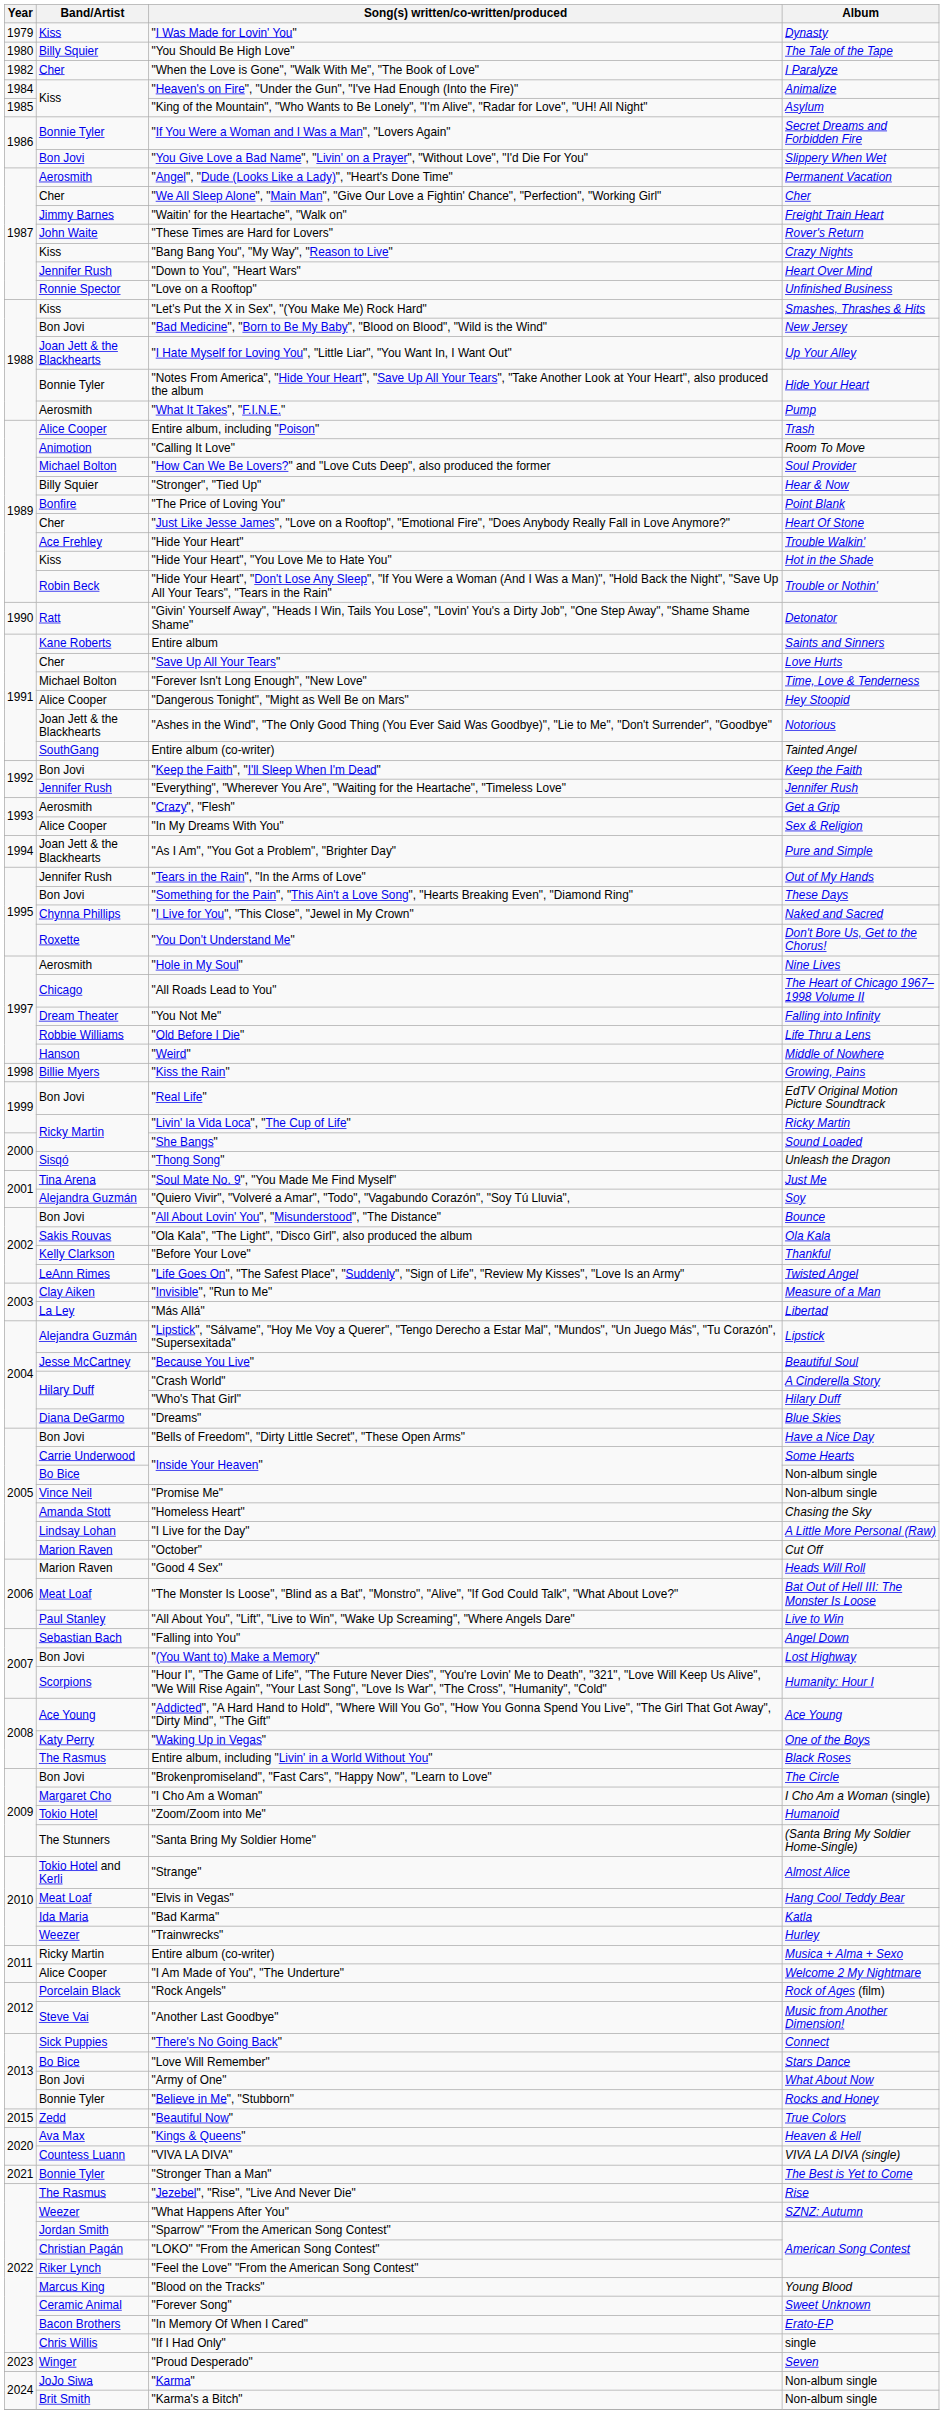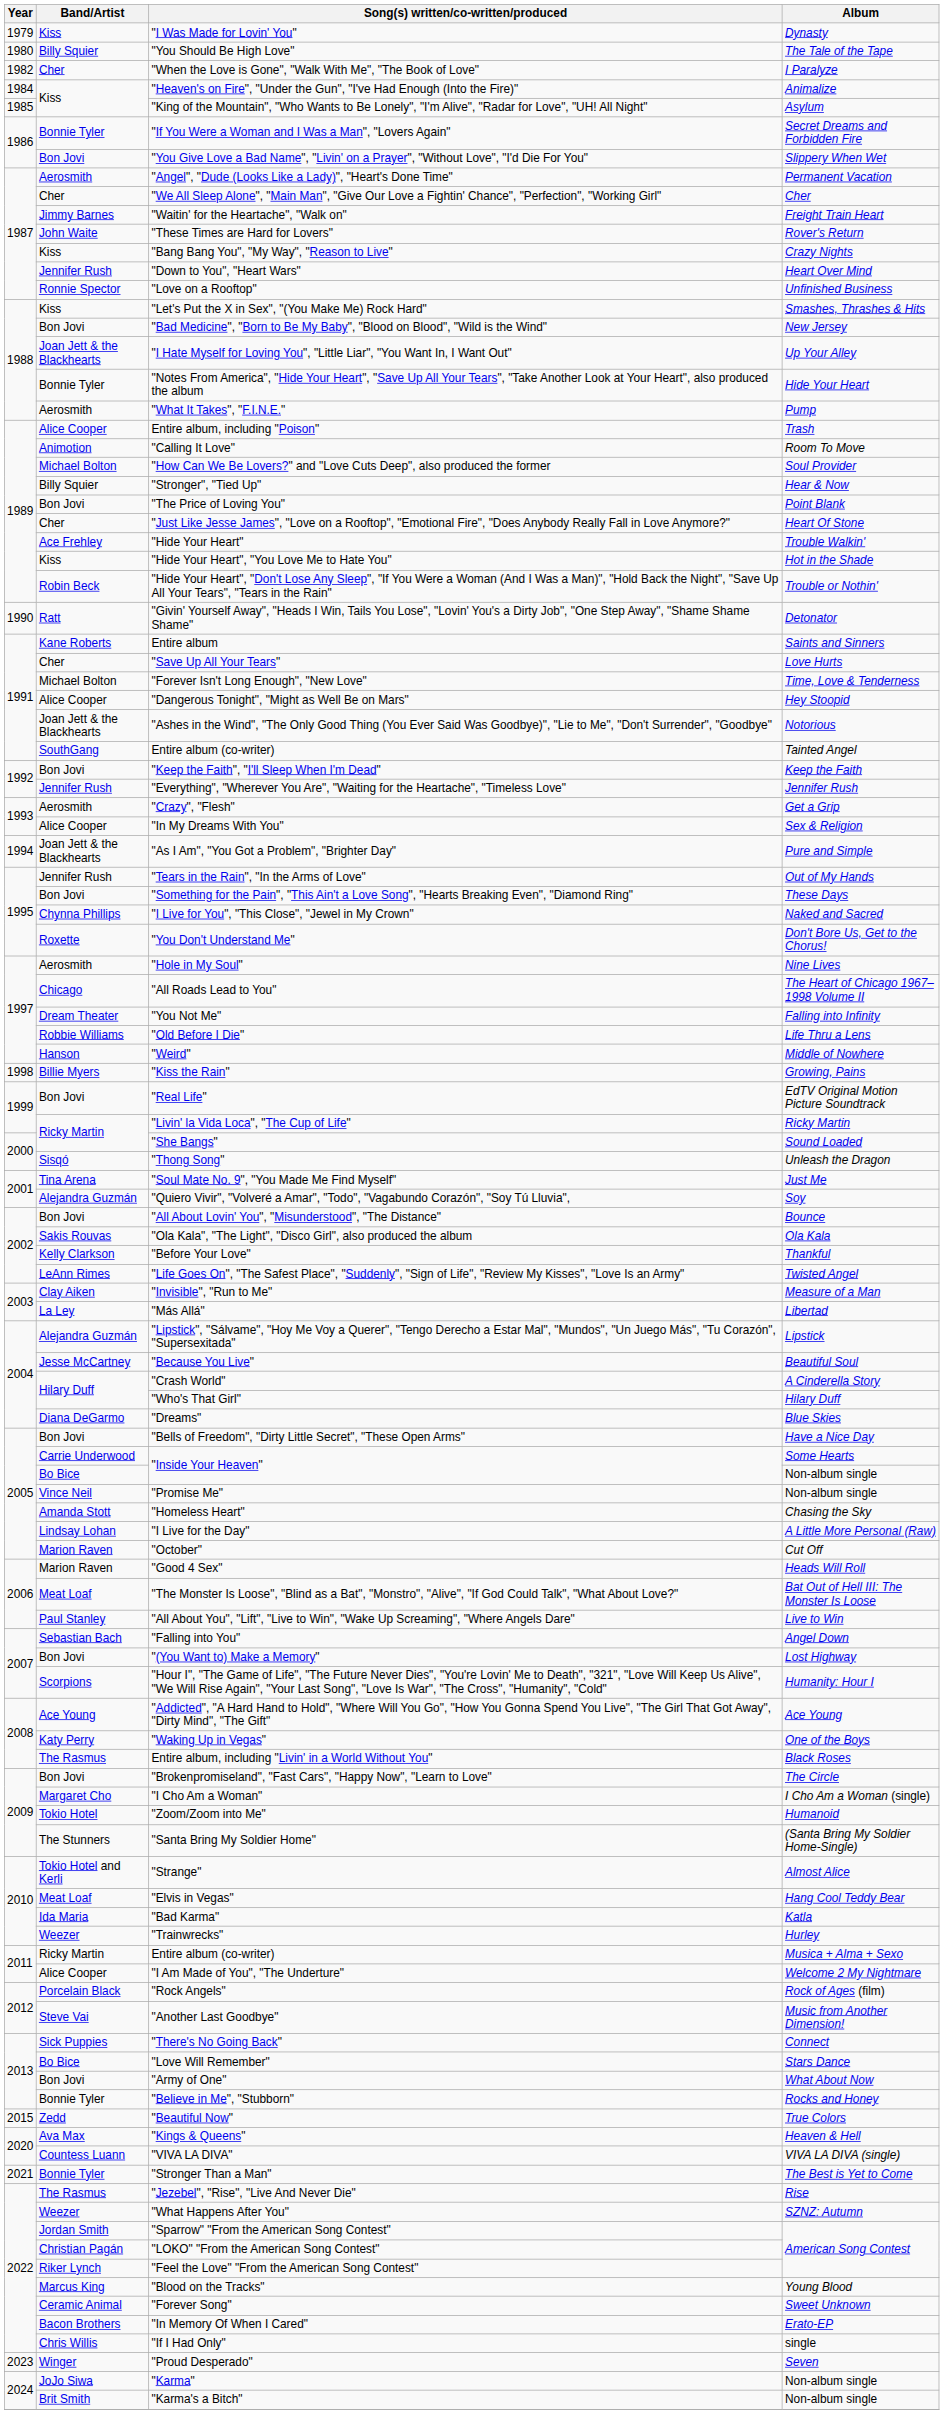(58, 504) Bonfire -> (62, 504) Bon Jovi
